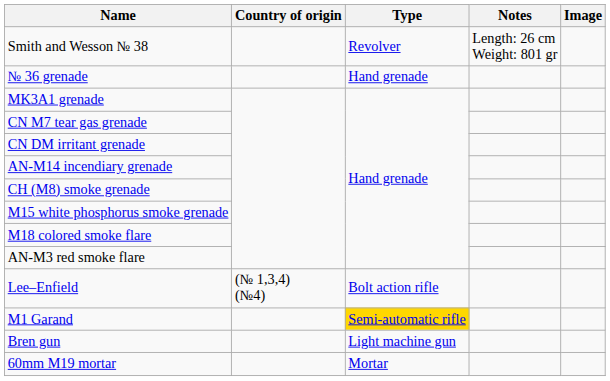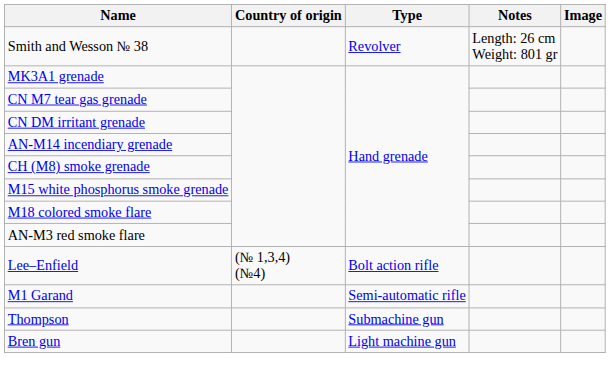- row: (48, 76)
(407, 318) gold background -> (407, 296) no background
+ row: (38, 318)
- row: (62, 364)
